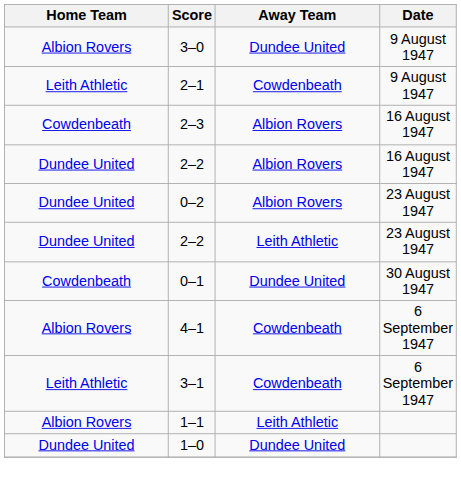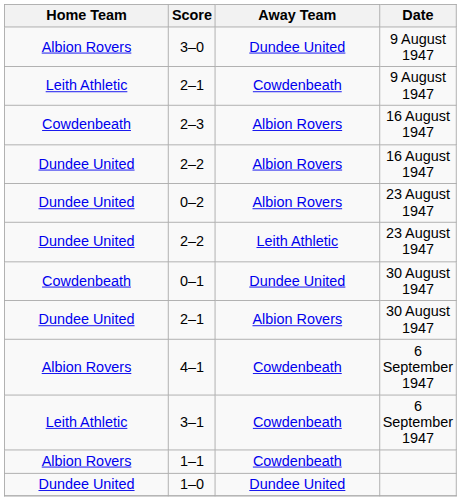+ row: (192, 320)
(297, 422) Leith Athletic -> (297, 461) Cowdenbeath
